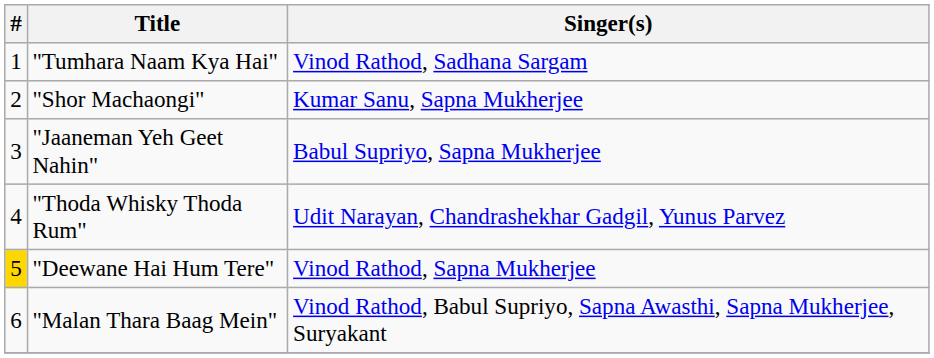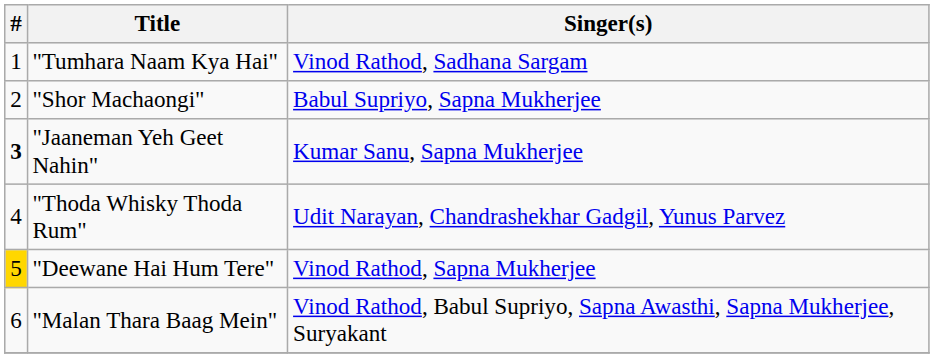(438, 99) Kumar Sanu, Sapna Mukherjee -> (447, 99) Babul Supriyo, Sapna Mukherjee
(16, 151) normal -> (16, 151) bold
(447, 151) Babul Supriyo, Sapna Mukherjee -> (438, 151) Kumar Sanu, Sapna Mukherjee
